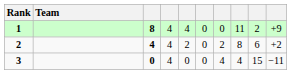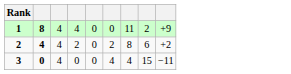- column: (47, 12)
